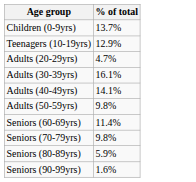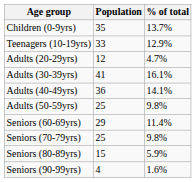+ column: (119, 12)
